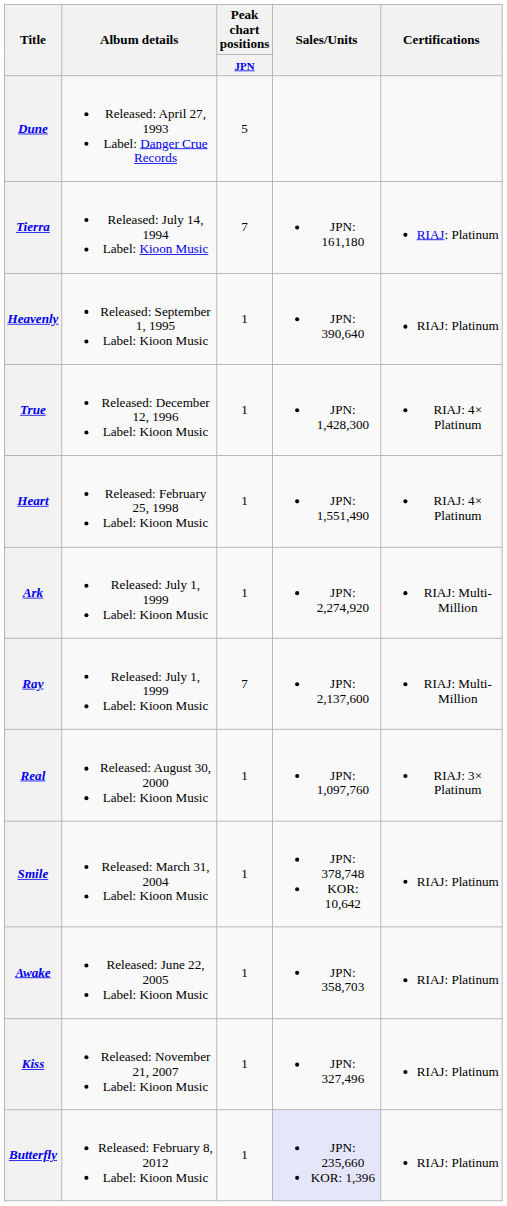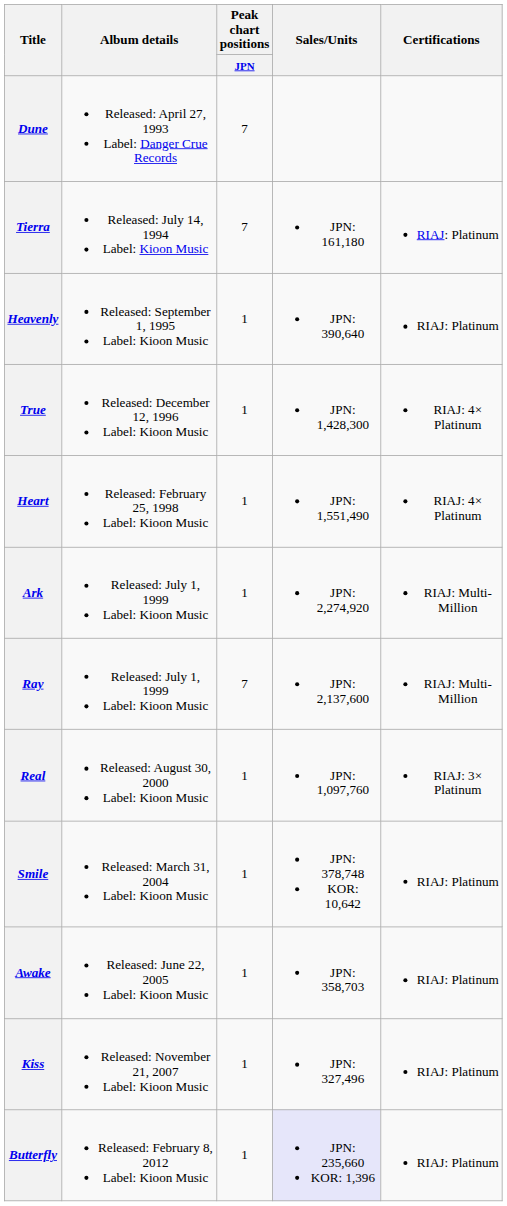(245, 128) 5 -> (245, 128) 7
